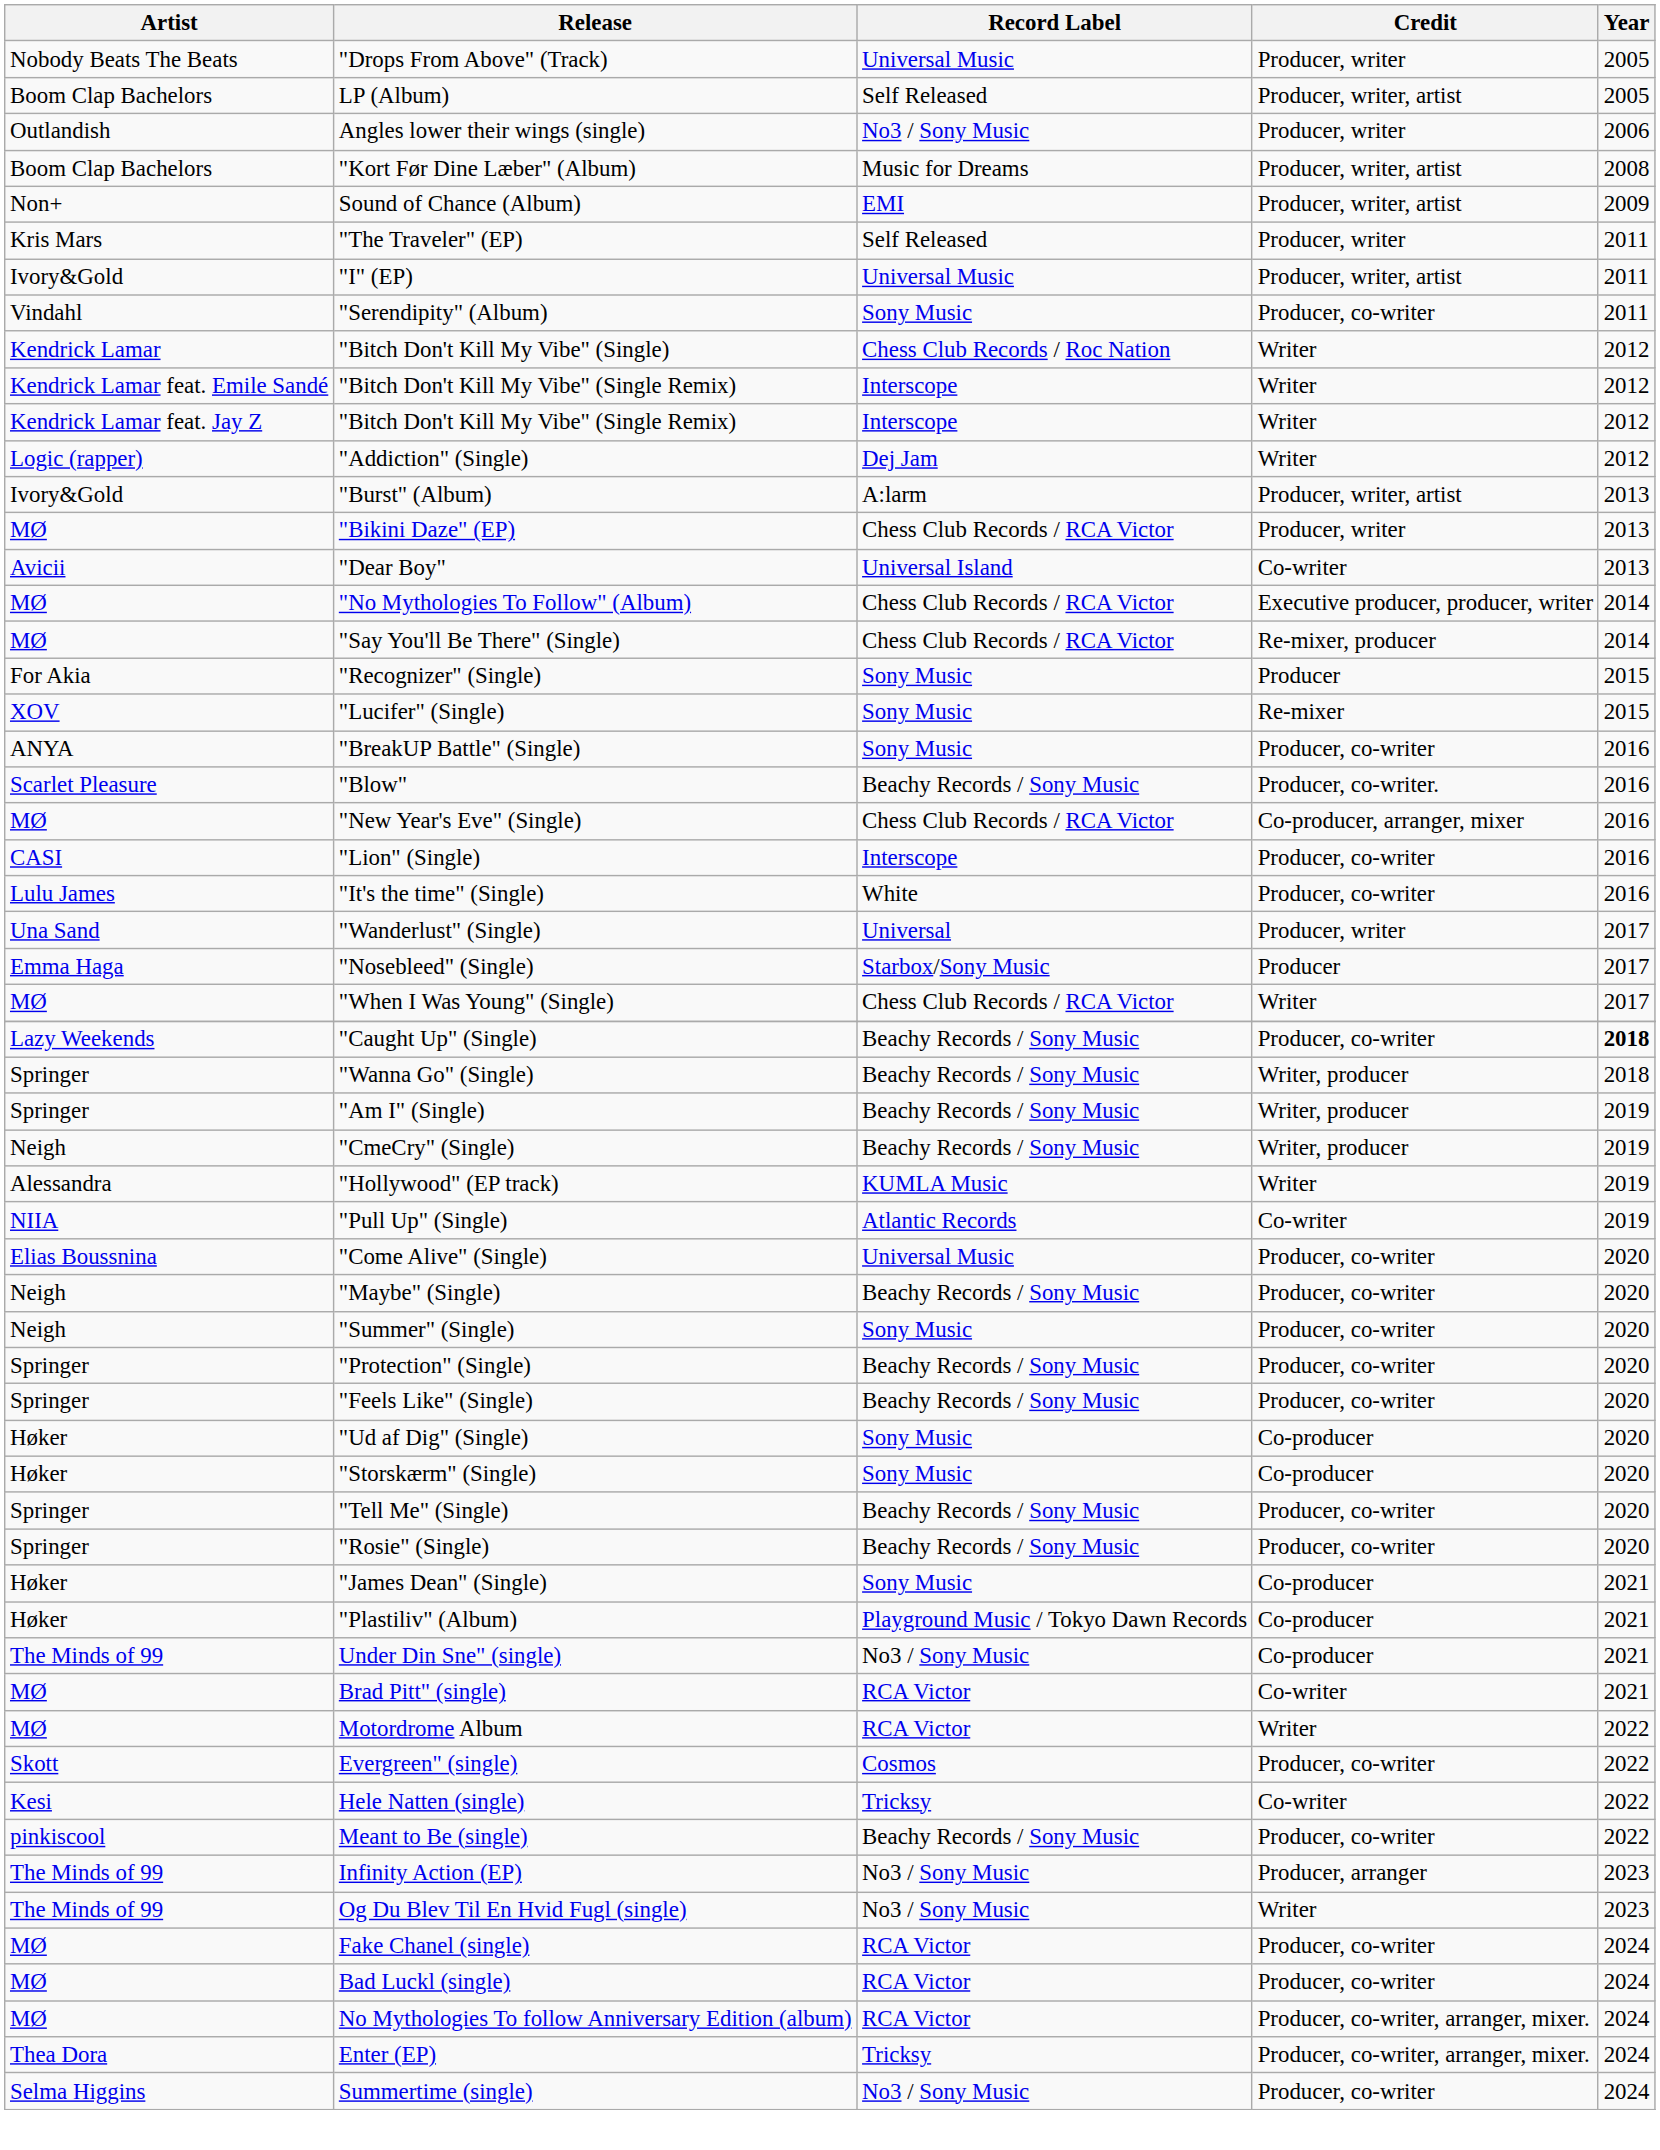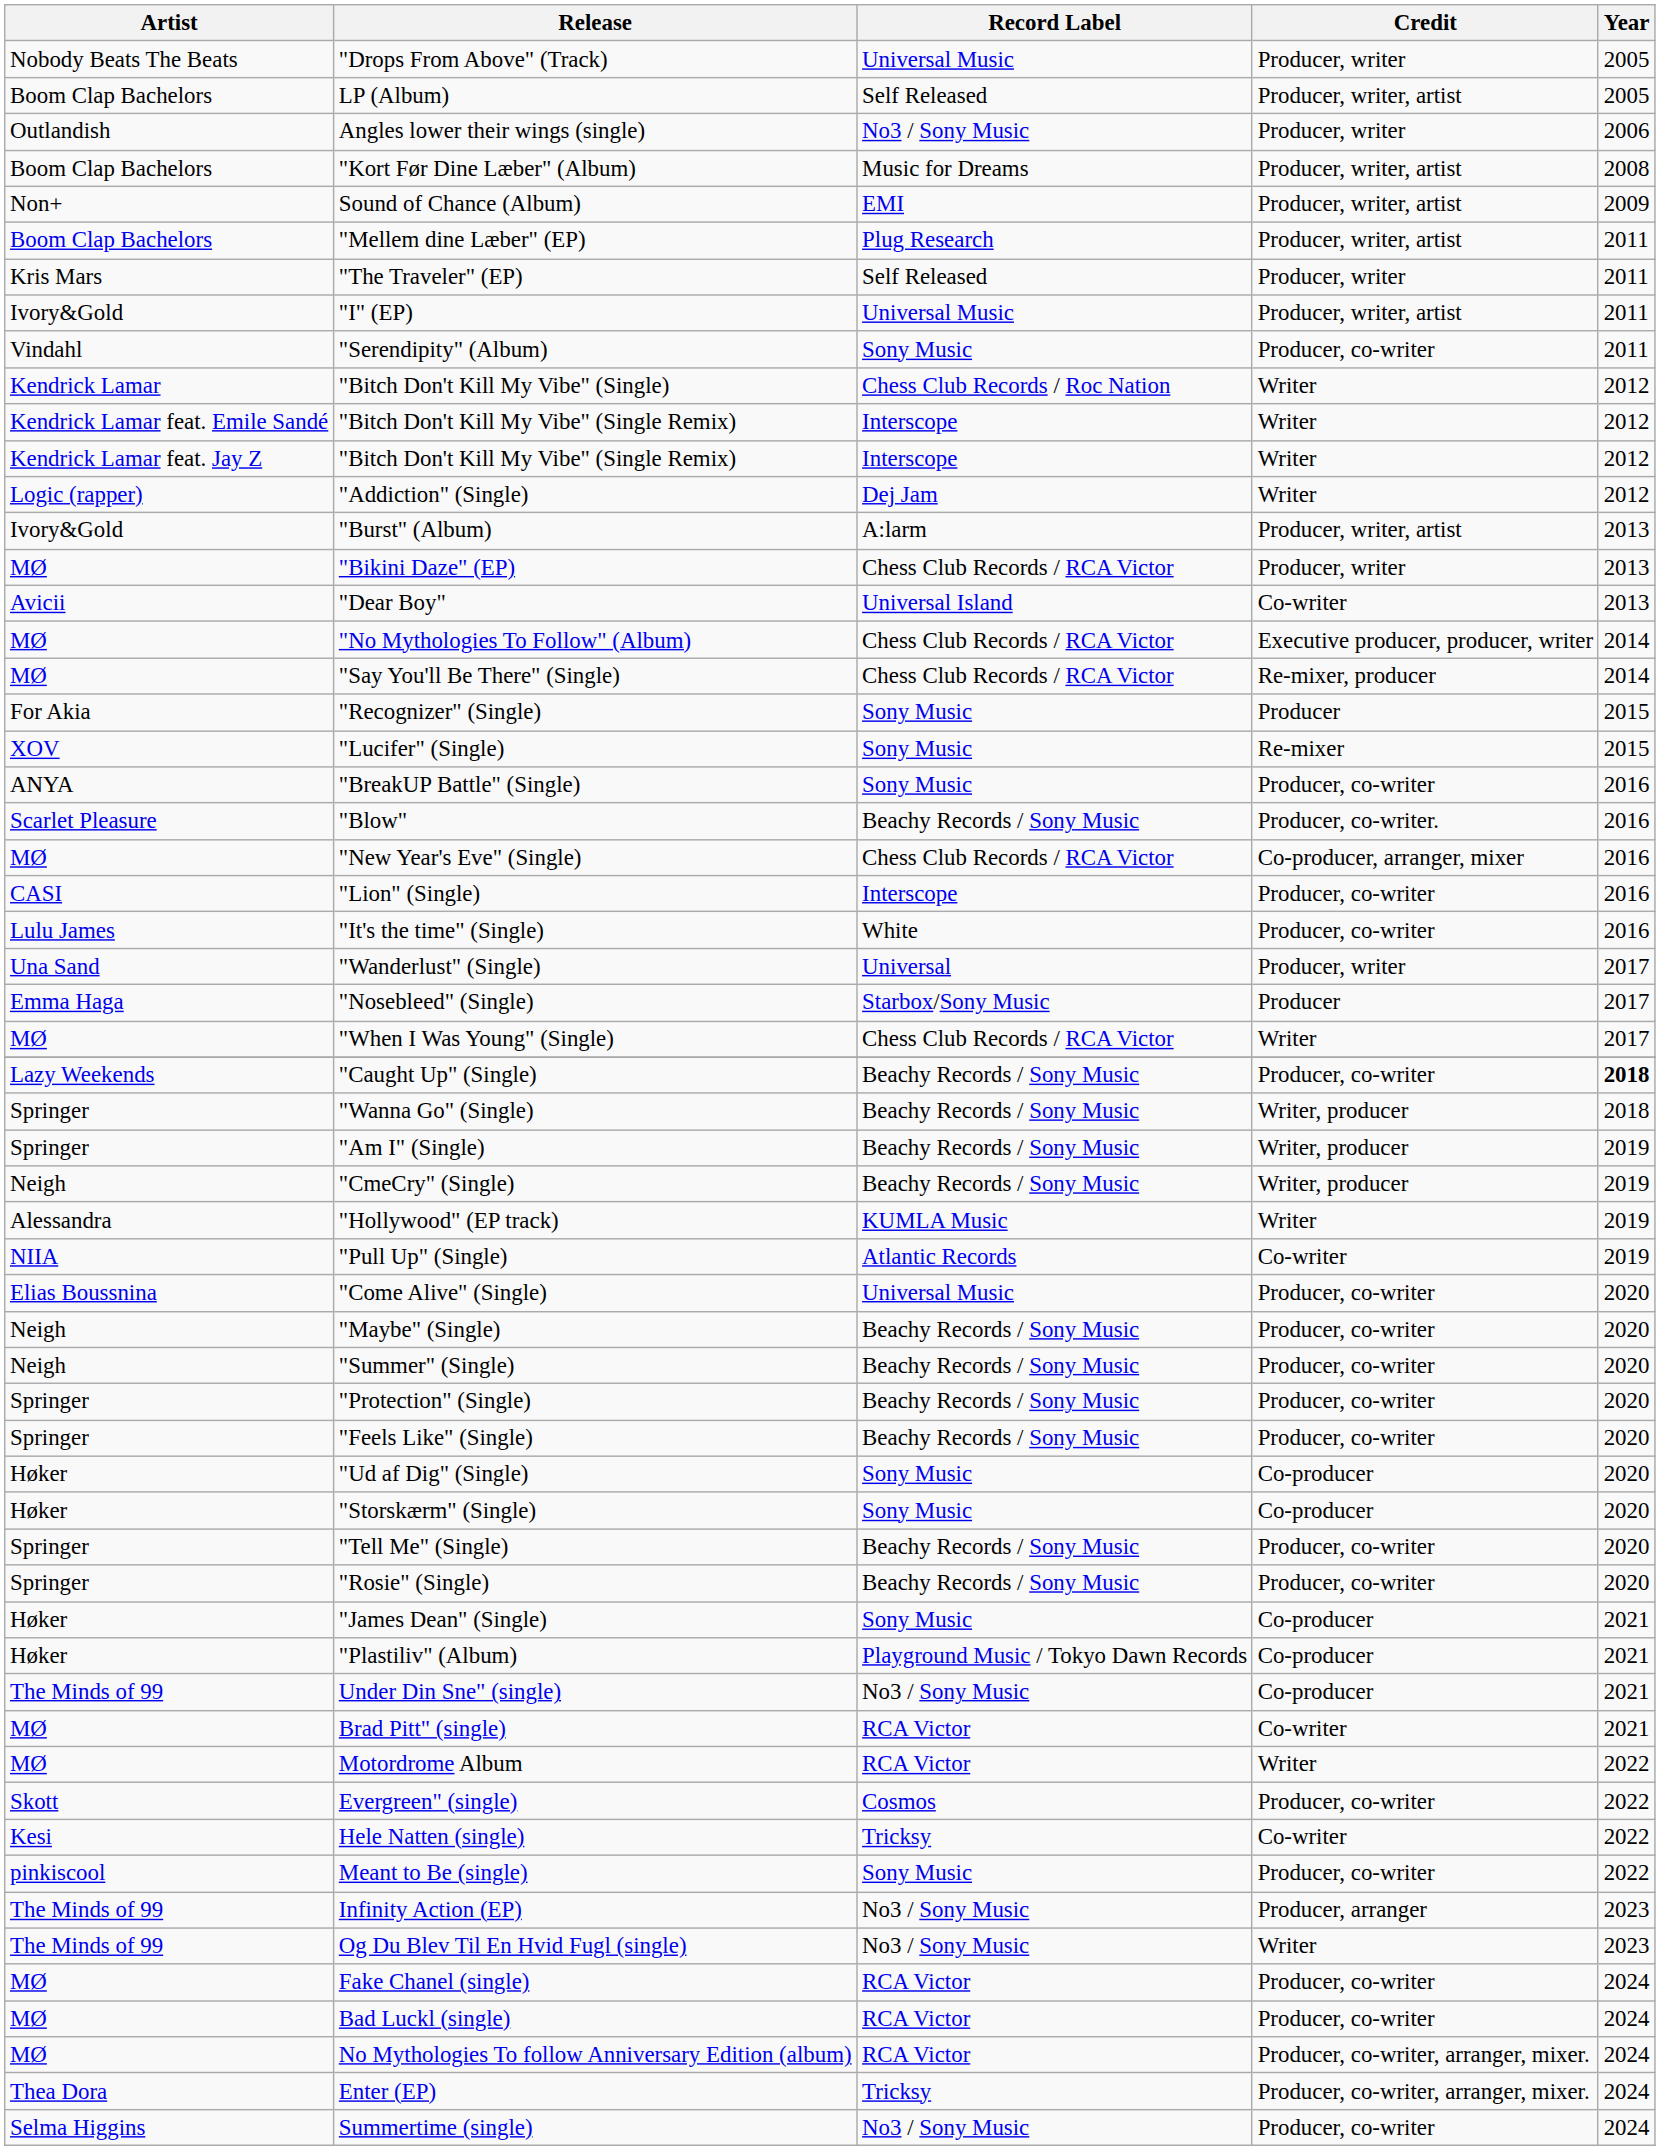+ row: (111, 240)
(917, 1328) Sony Music -> (1001, 1365) Beachy Records / Sony Music
(1001, 1836) Beachy Records / Sony Music -> (917, 1873) Sony Music
